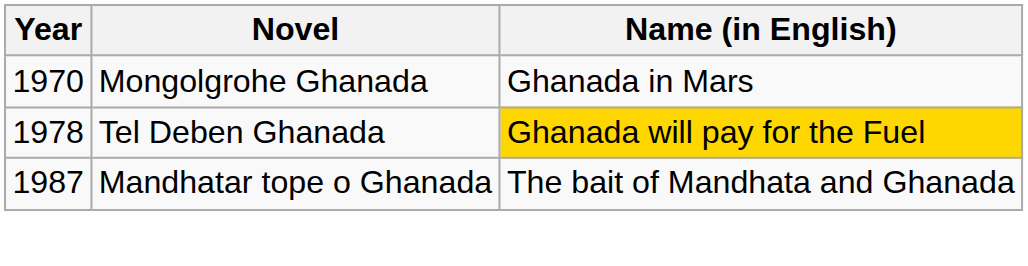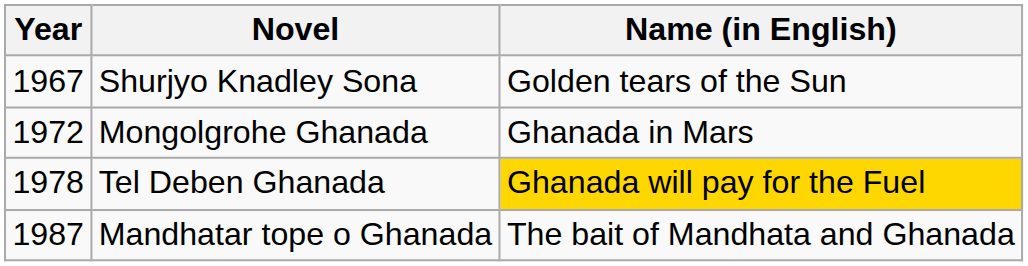+ row: (258, 81)
(48, 81) 1970 -> (48, 132) 1972
